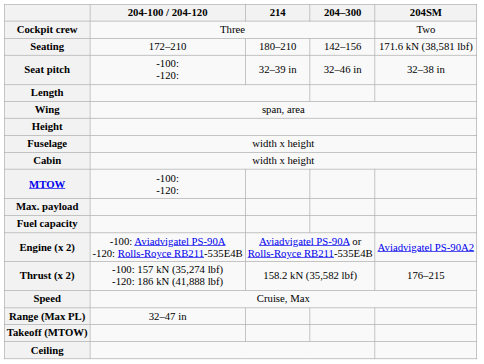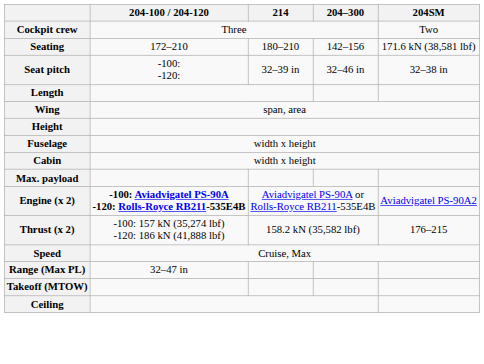- row: (47, 184)
- row: (47, 224)
(168, 247) normal -> (169, 201) bold
